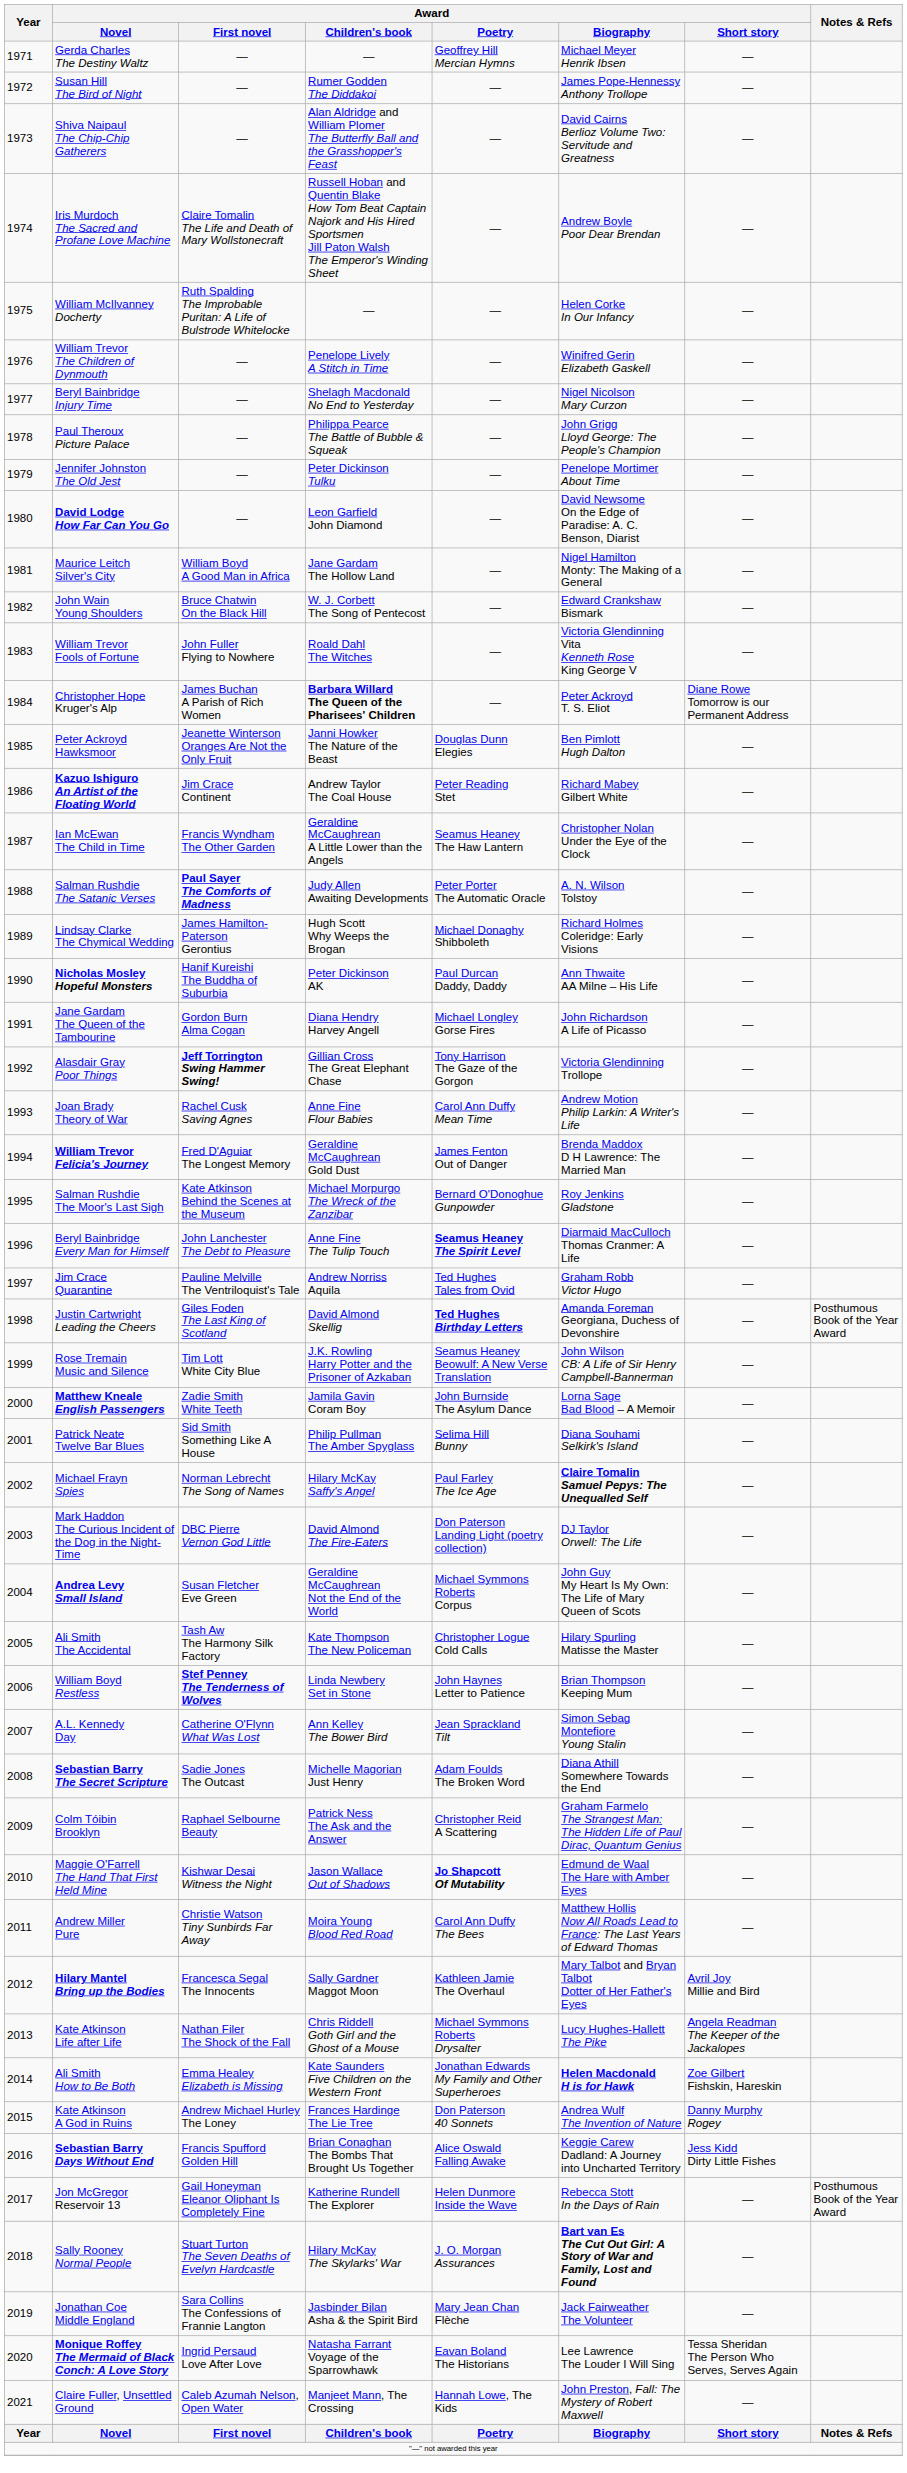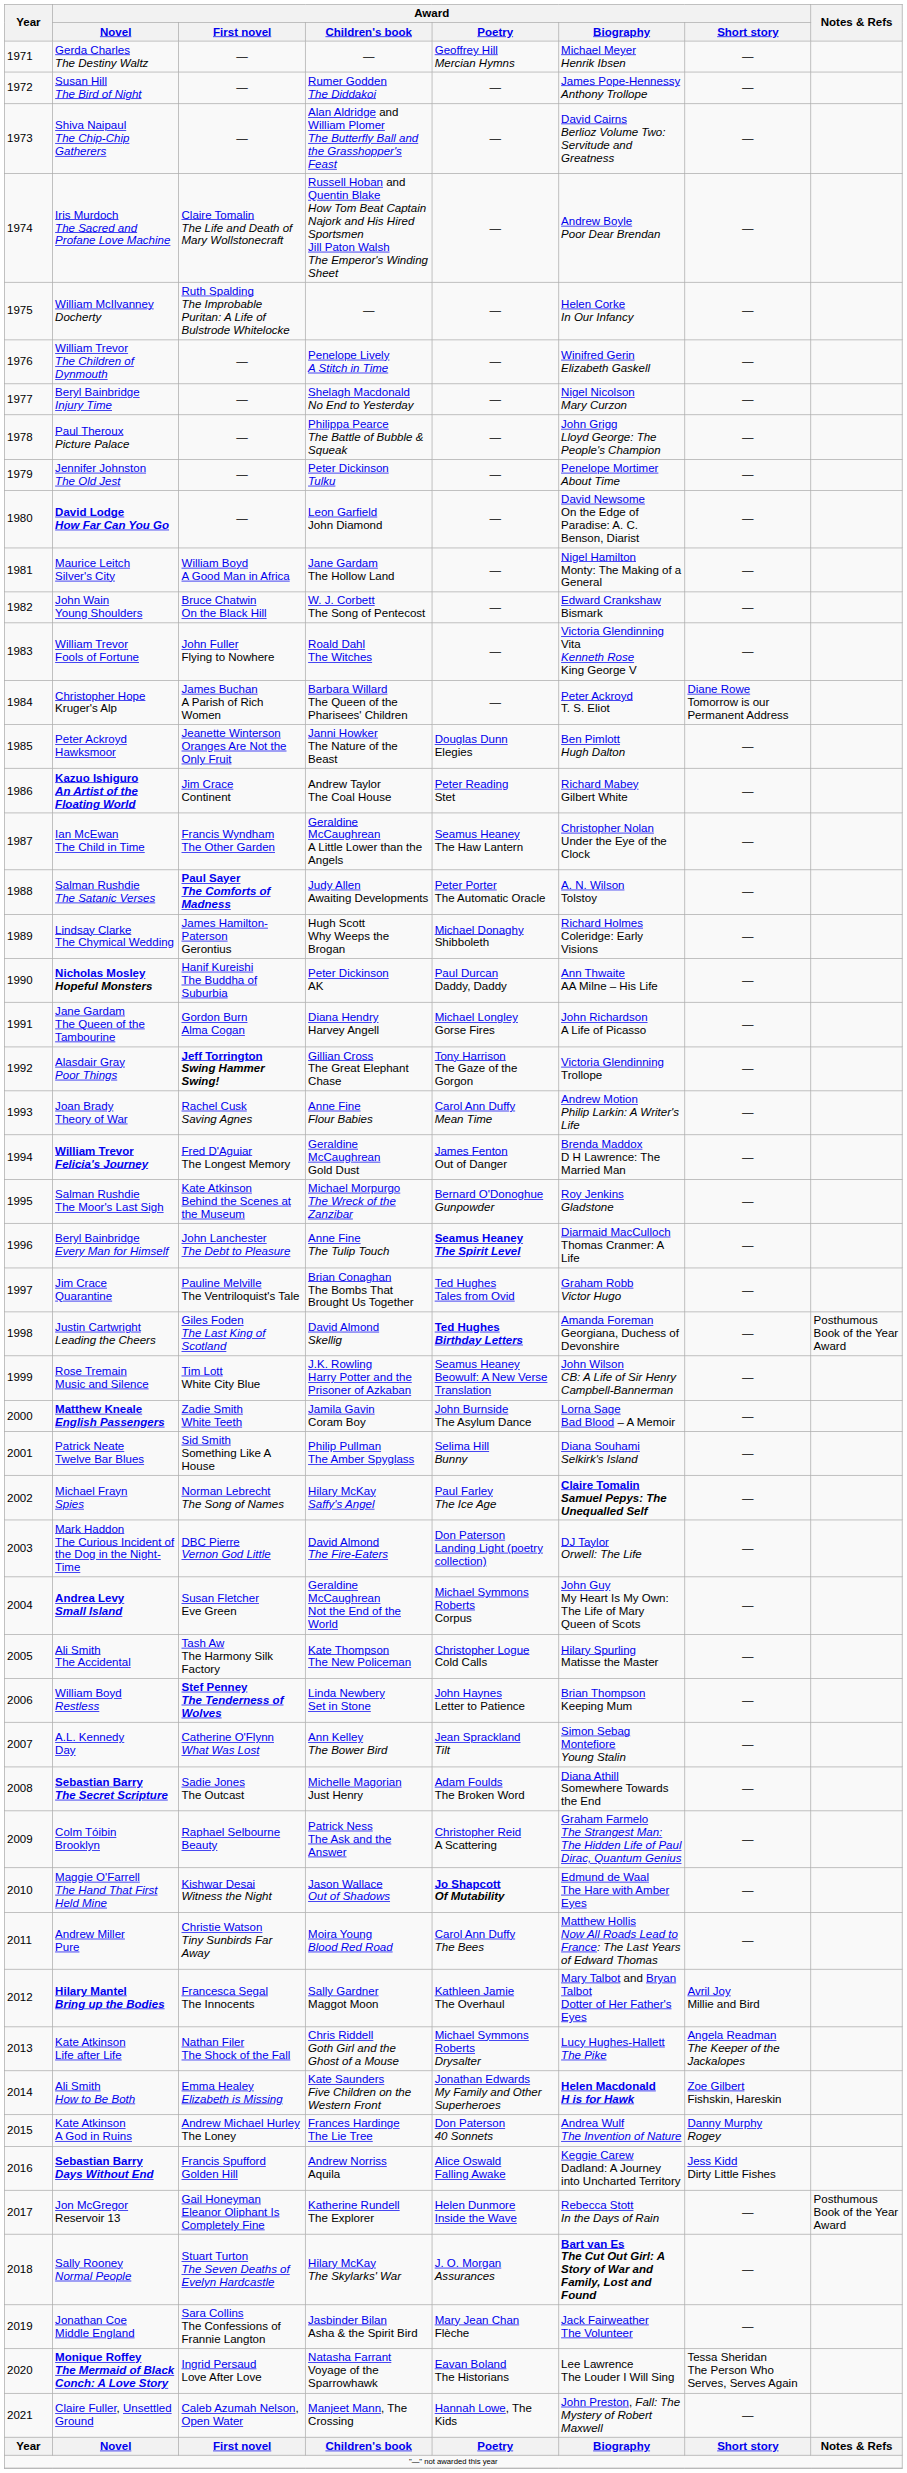(362, 702) bold -> (358, 702) normal
(347, 1283) Andrew Norriss Aquila -> (361, 1289) Brian Conaghan The Bombs That Brought Us Together
(361, 2155) Brian Conaghan The Bombs That Brought Us Together -> (347, 2168) Andrew Norriss Aquila
